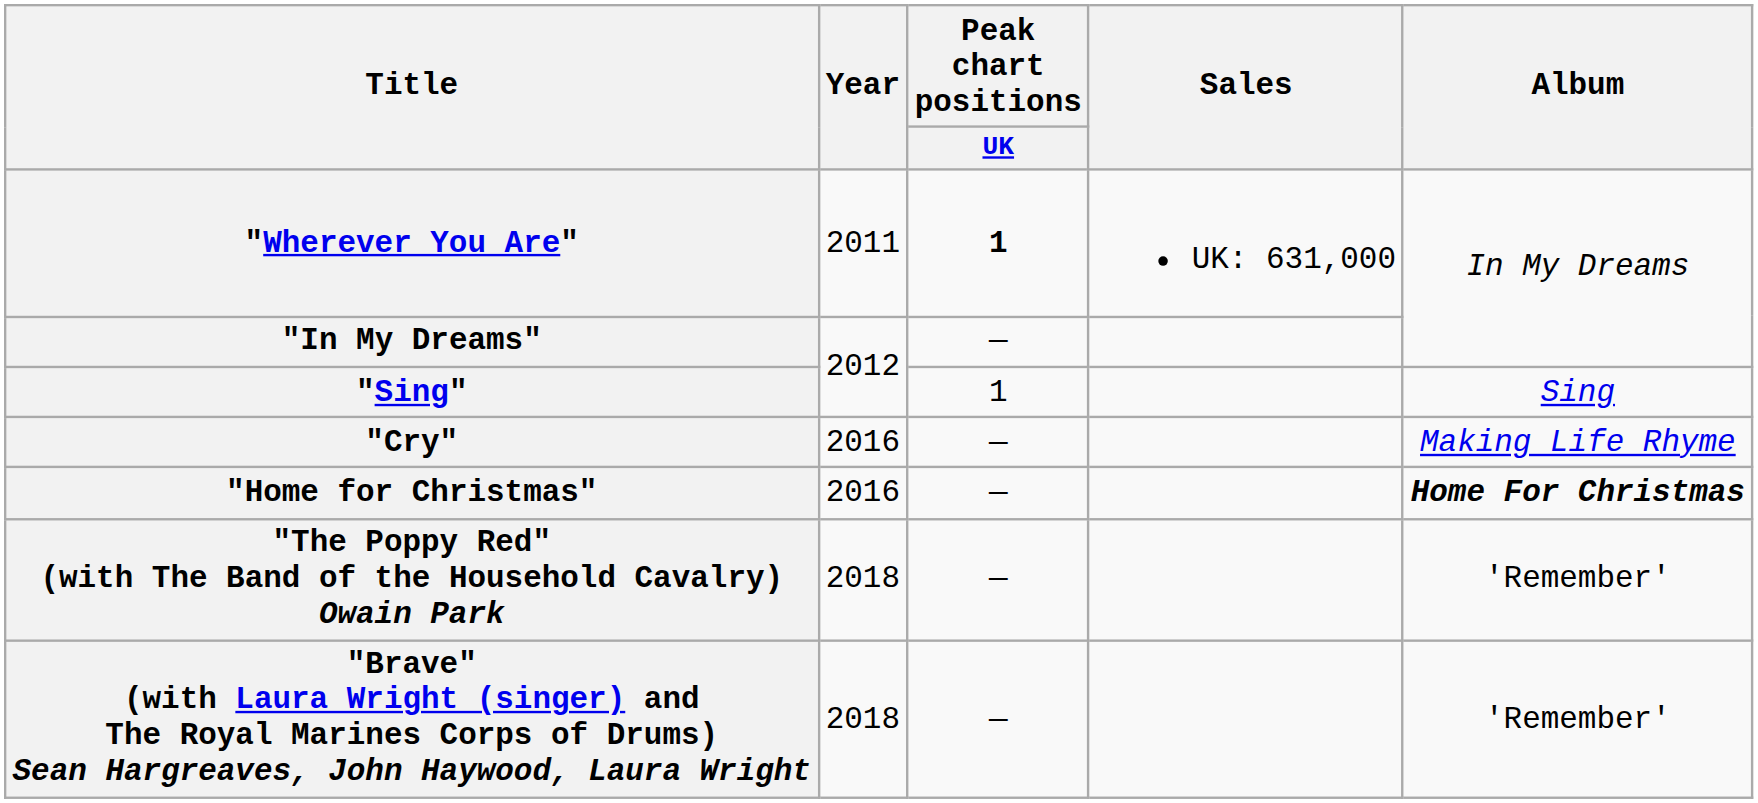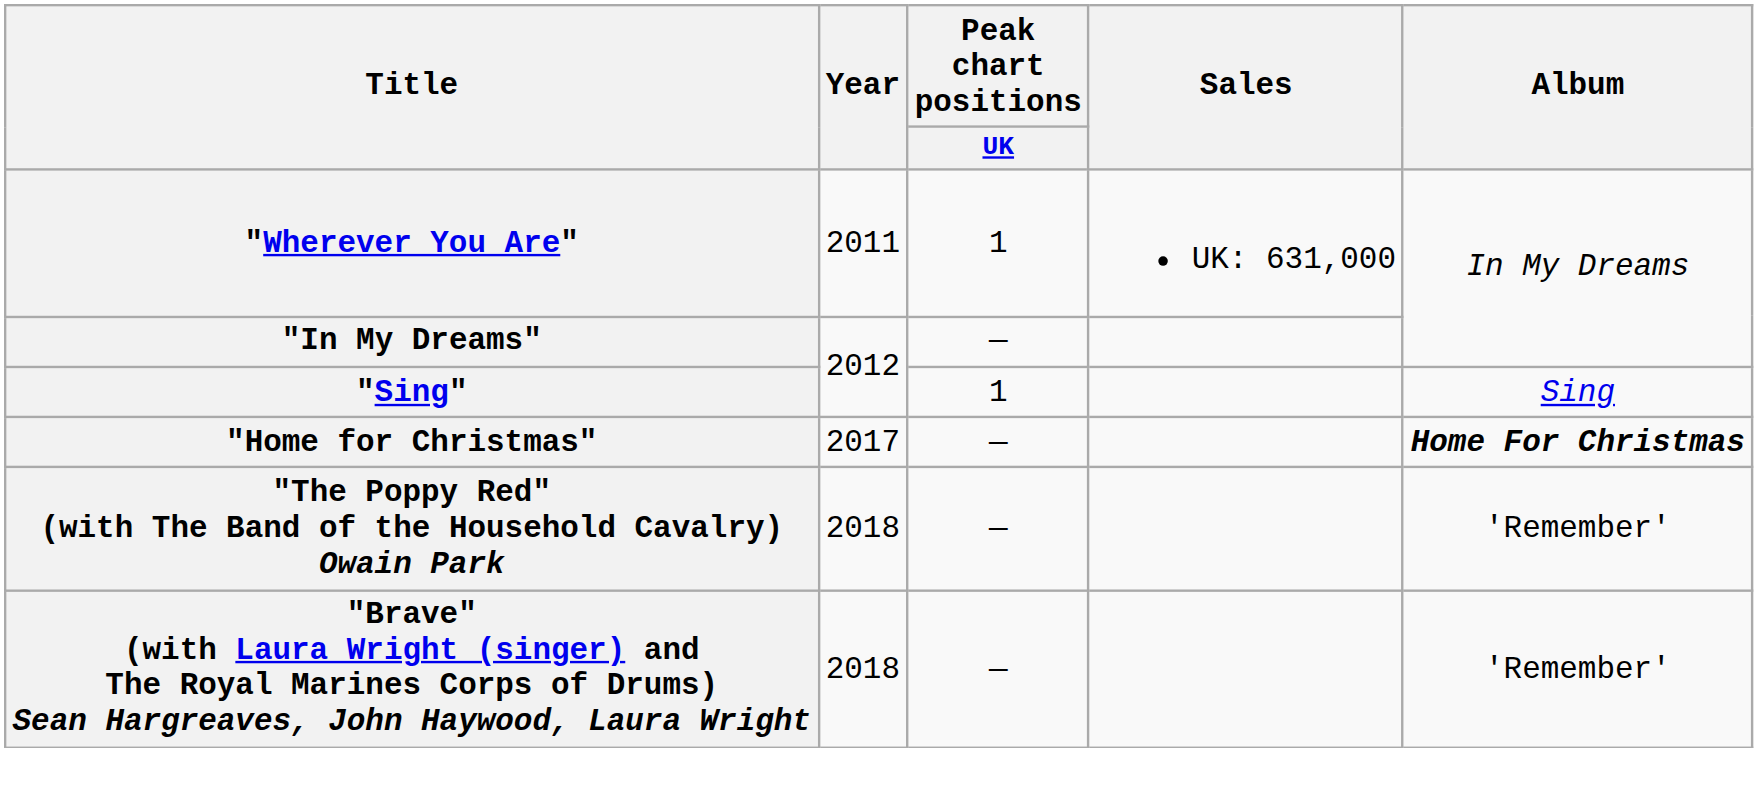(998, 242) bold -> (998, 242) normal
- row: (412, 443)
(863, 493) 2016 -> (863, 443) 2017
